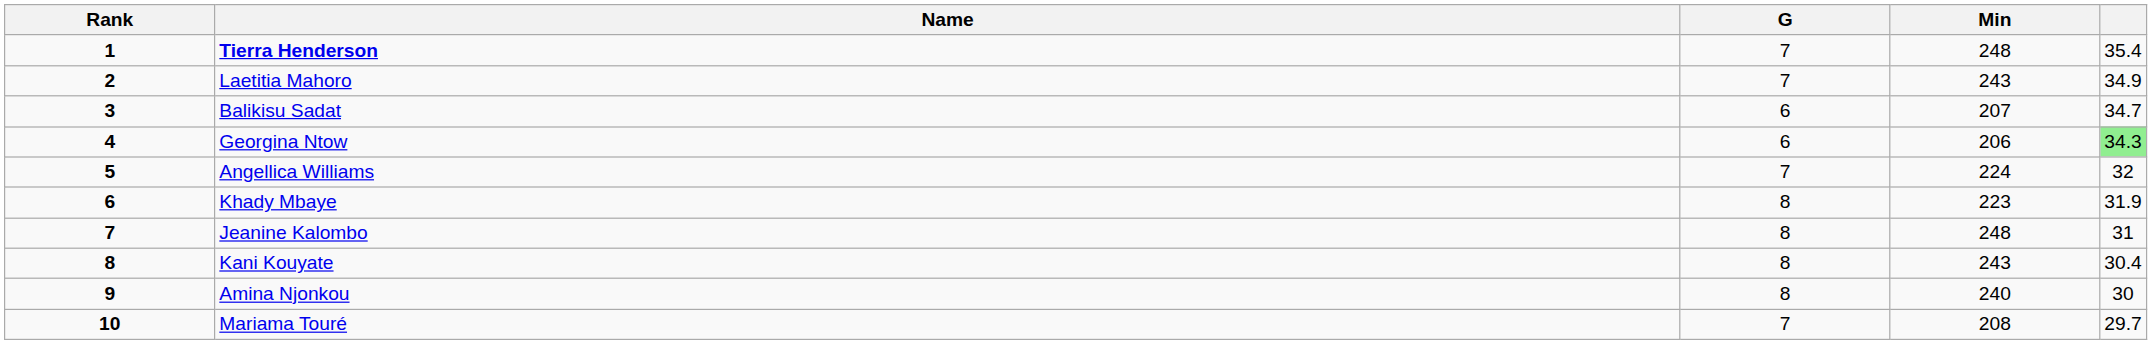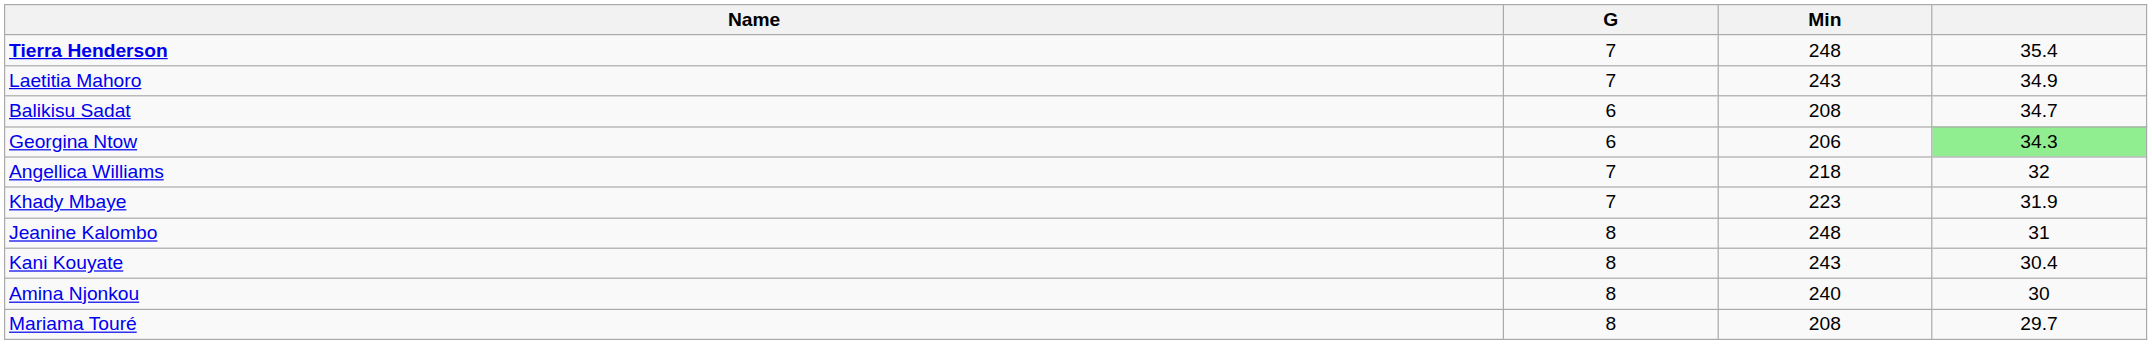- column: (110, 19)
(1995, 111) 207 -> (1825, 111) 208
(1995, 171) 224 -> (1825, 171) 218
(1785, 202) 8 -> (1611, 202) 7
(1785, 324) 7 -> (1611, 324) 8
